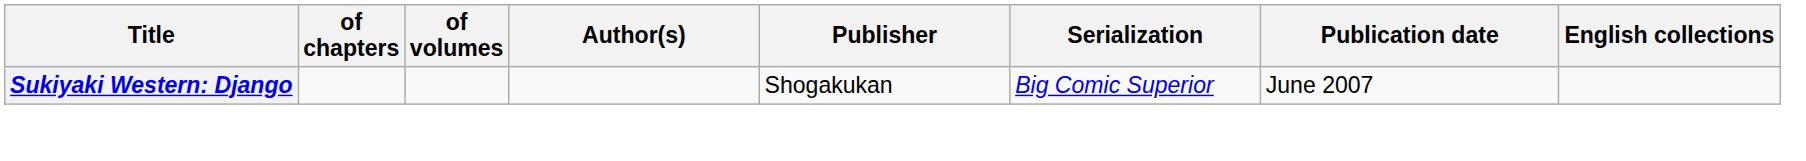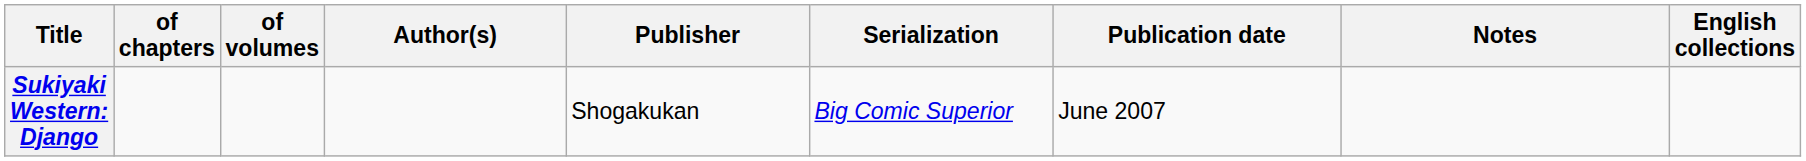+ column: (1505, 35)
